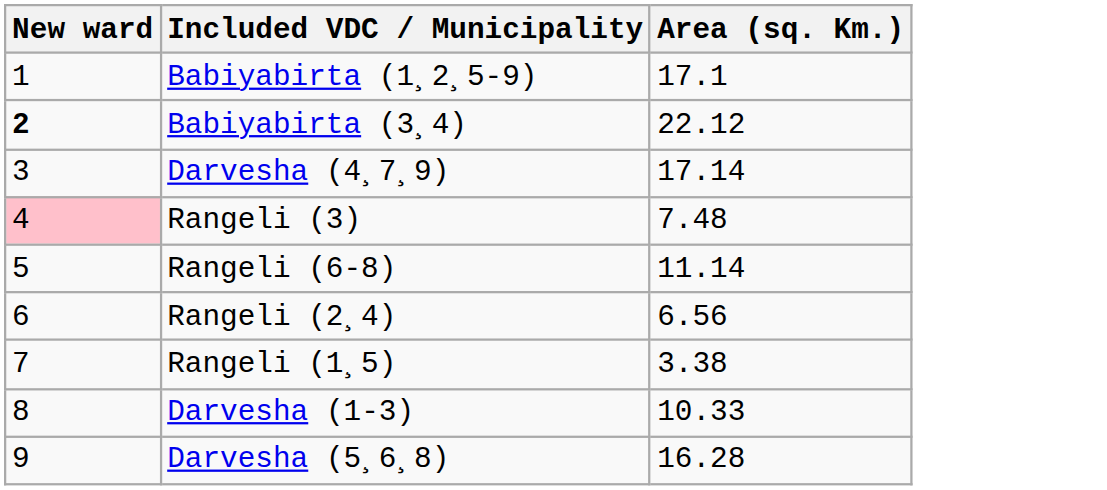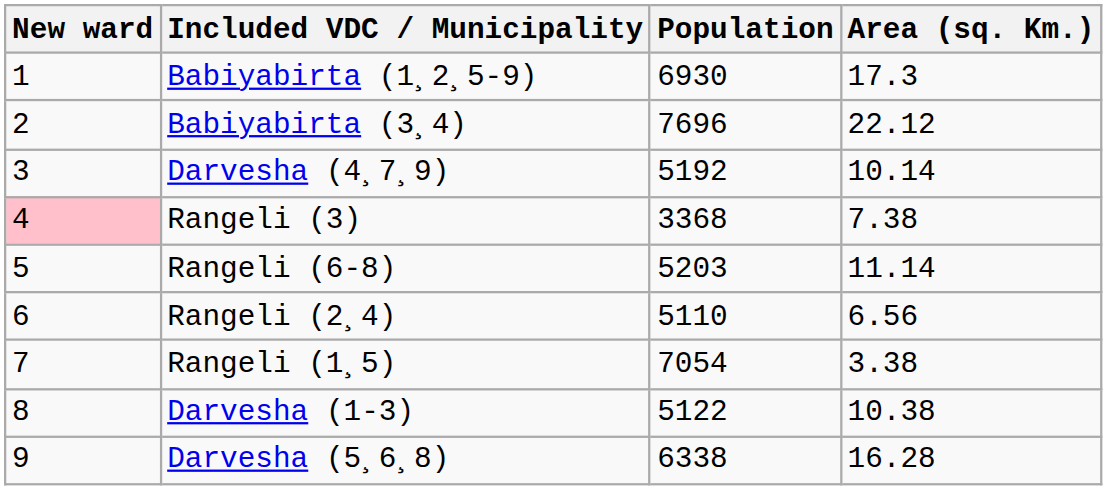+ column: (745, 29)
(692, 77) 17.1 -> (883, 77) 17.3
(21, 125) bold -> (21, 125) normal
(701, 173) 17.14 -> (892, 173) 10.14
(692, 221) 7.48 -> (883, 221) 7.38
(701, 412) 10.33 -> (892, 412) 10.38
